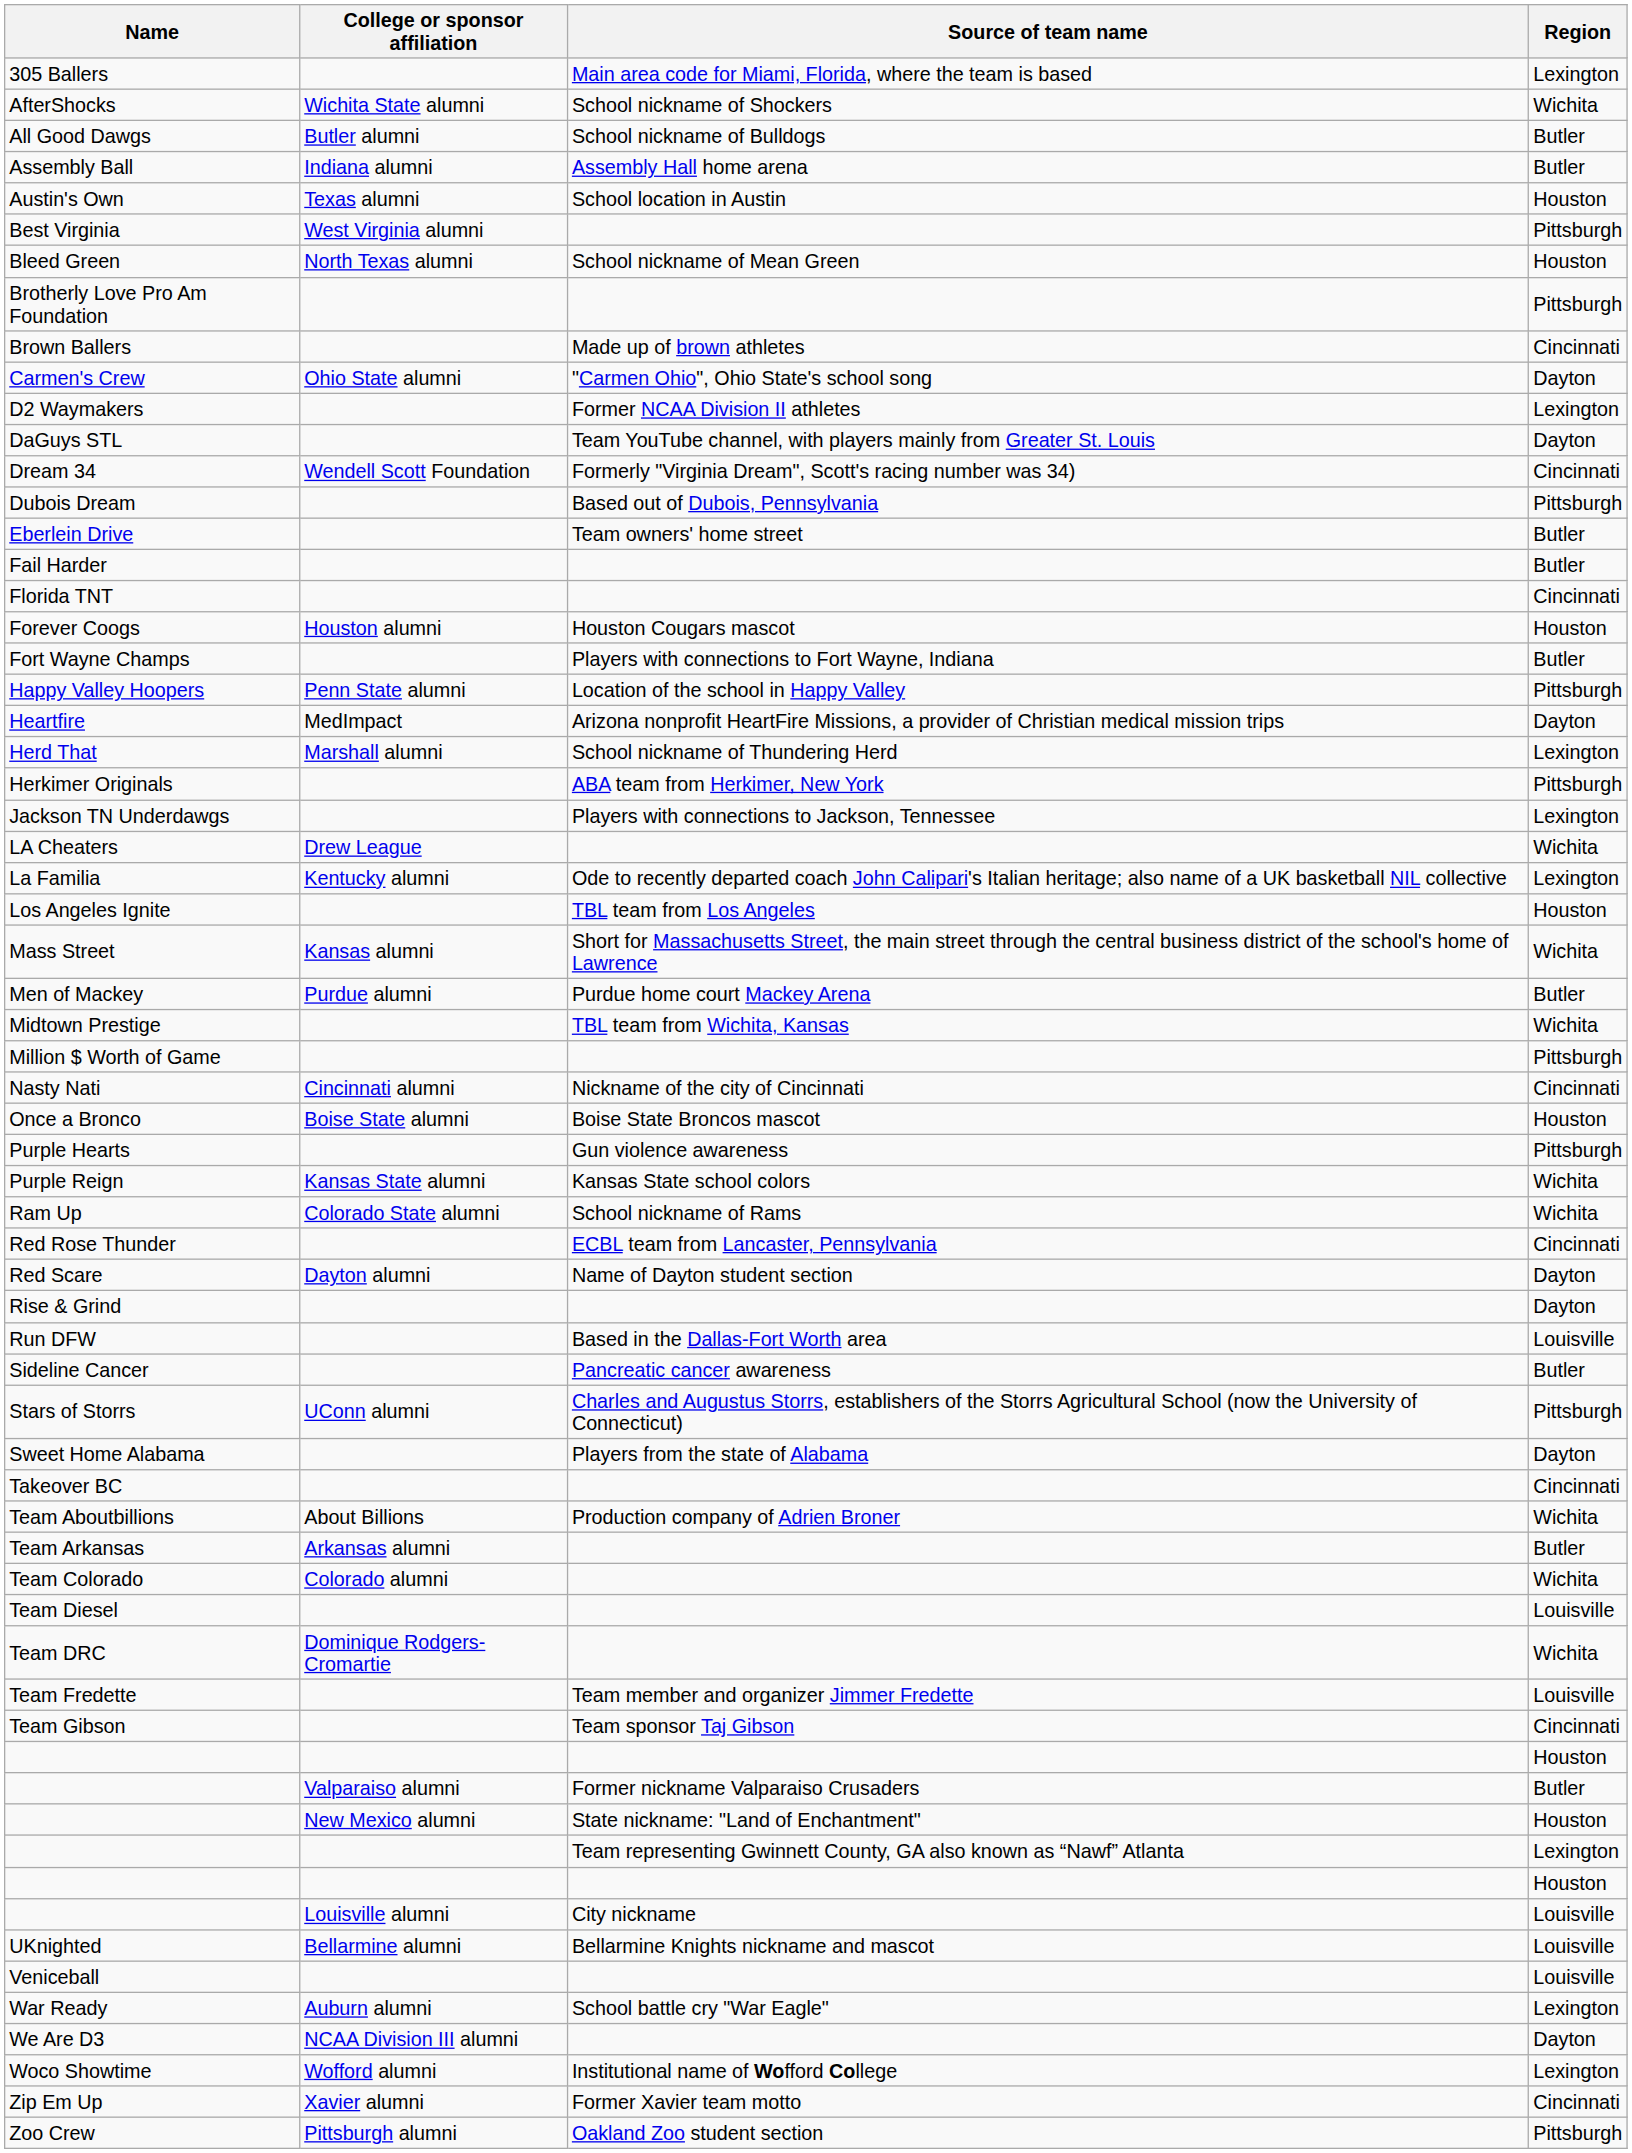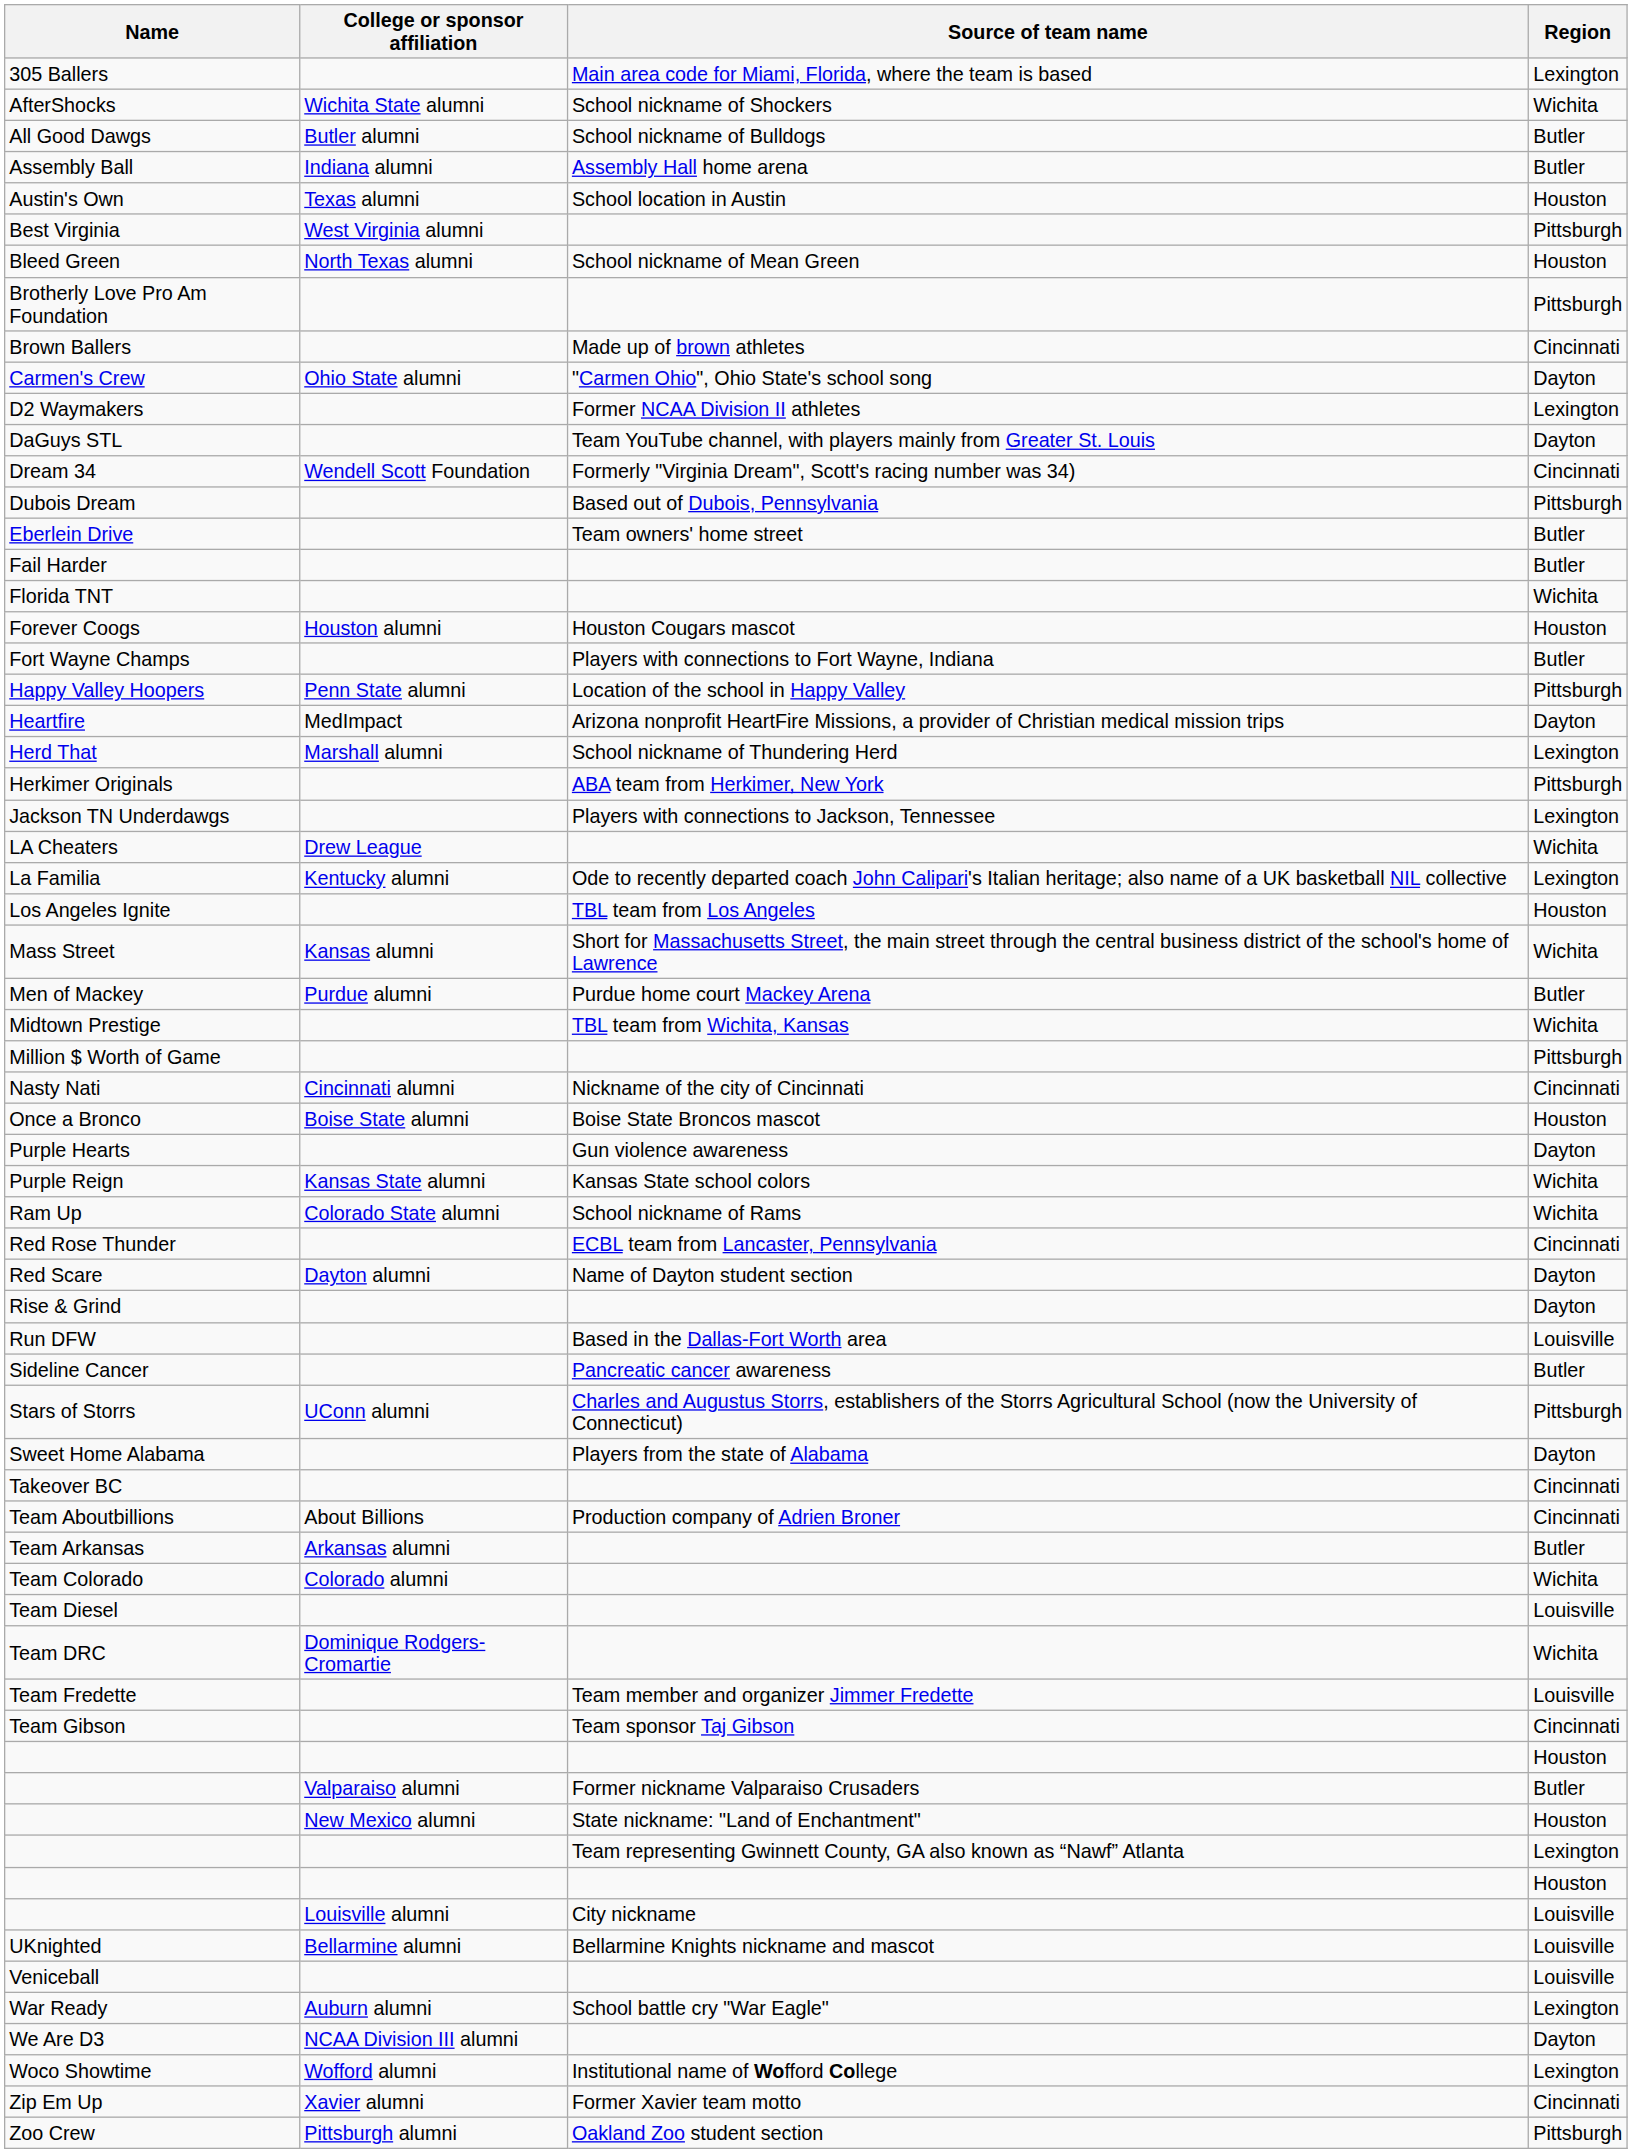(1577, 596) Cincinnati -> (1566, 596) Wichita
(1578, 1150) Pittsburgh -> (1565, 1150) Dayton
(1566, 1517) Wichita -> (1577, 1517) Cincinnati
